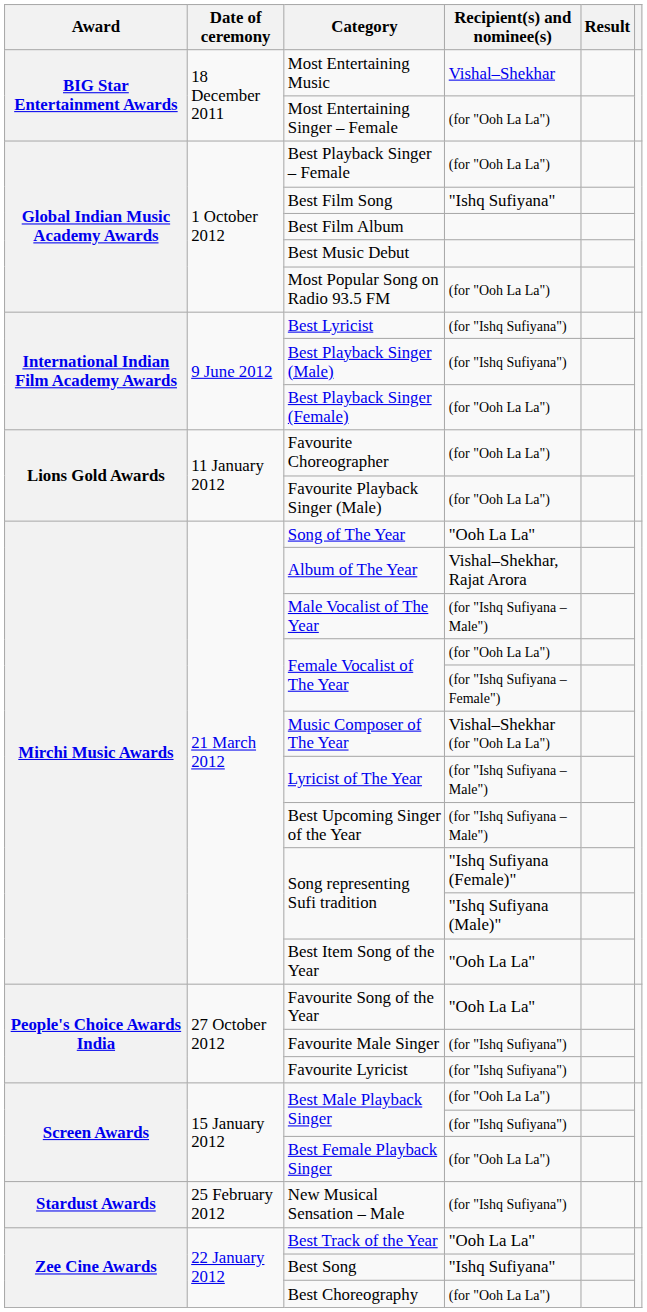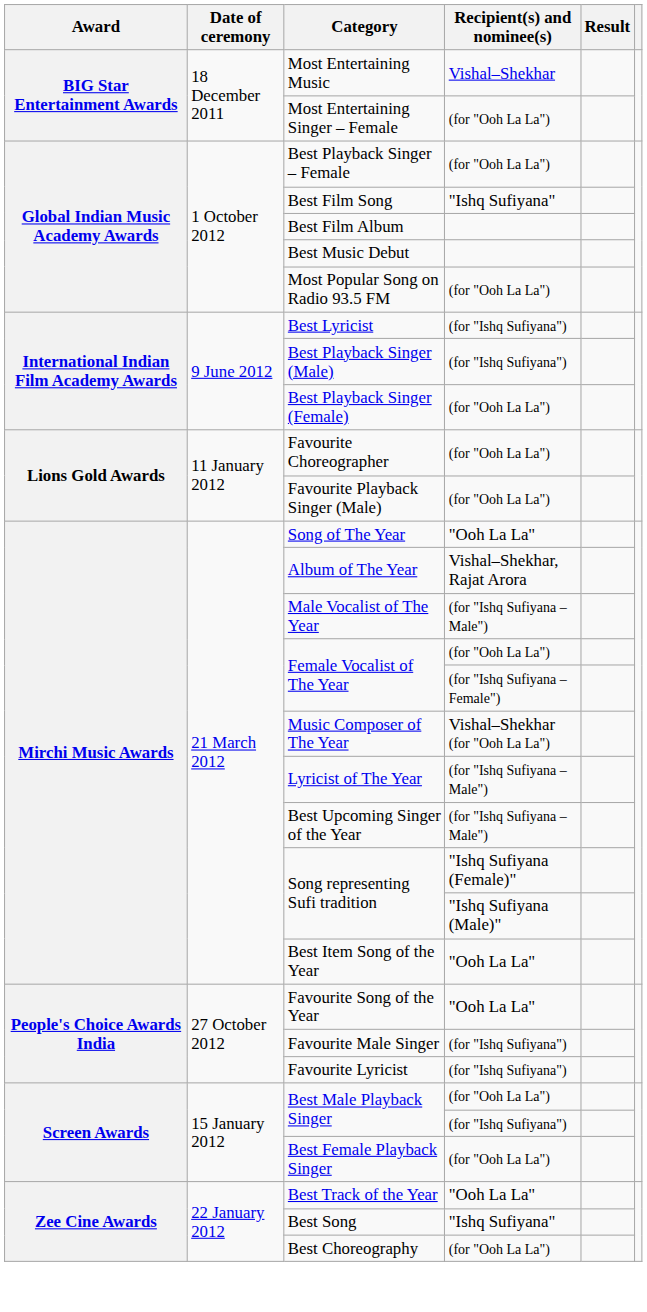- row: (346, 1204)
